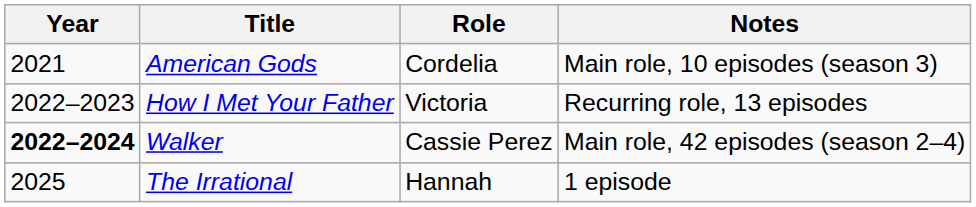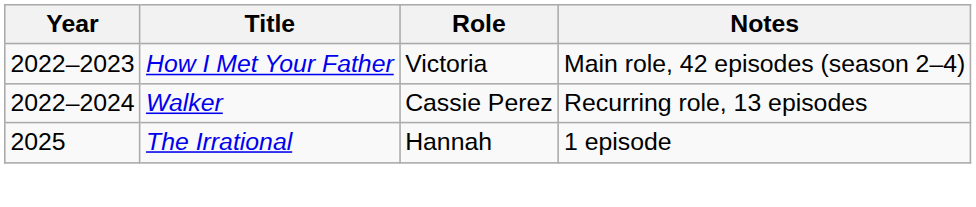- row: (232, 63)
(716, 102) Recurring role, 13 episodes -> (765, 63) Main role, 42 episodes (season 2–4)
(73, 142) bold -> (73, 102) normal
(765, 142) Main role, 42 episodes (season 2–4) -> (716, 102) Recurring role, 13 episodes
